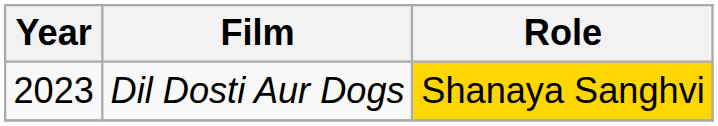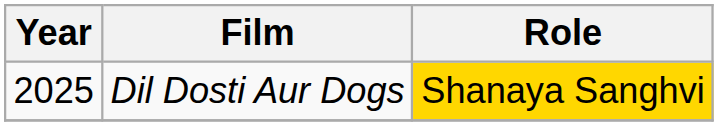(54, 90) 2023 -> (54, 90) 2025
